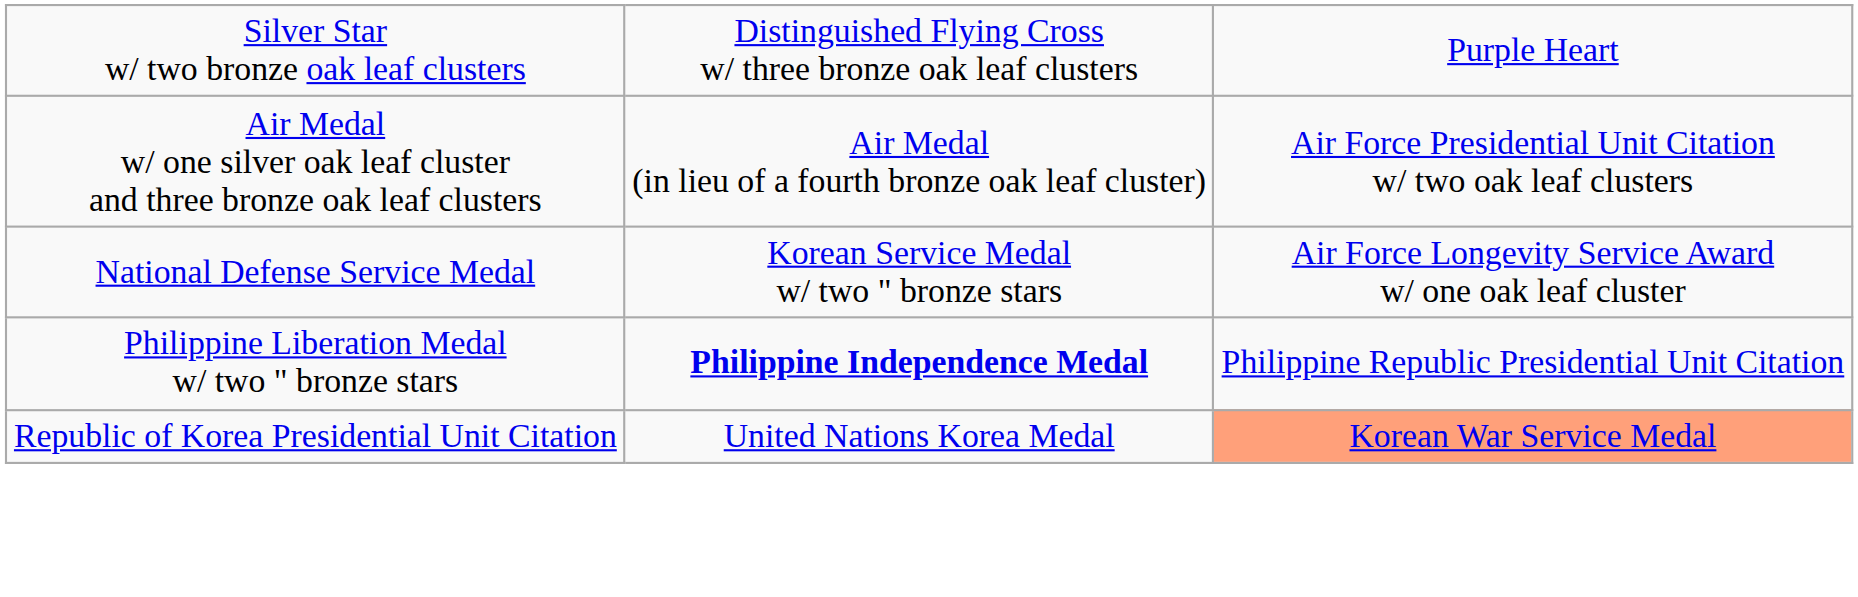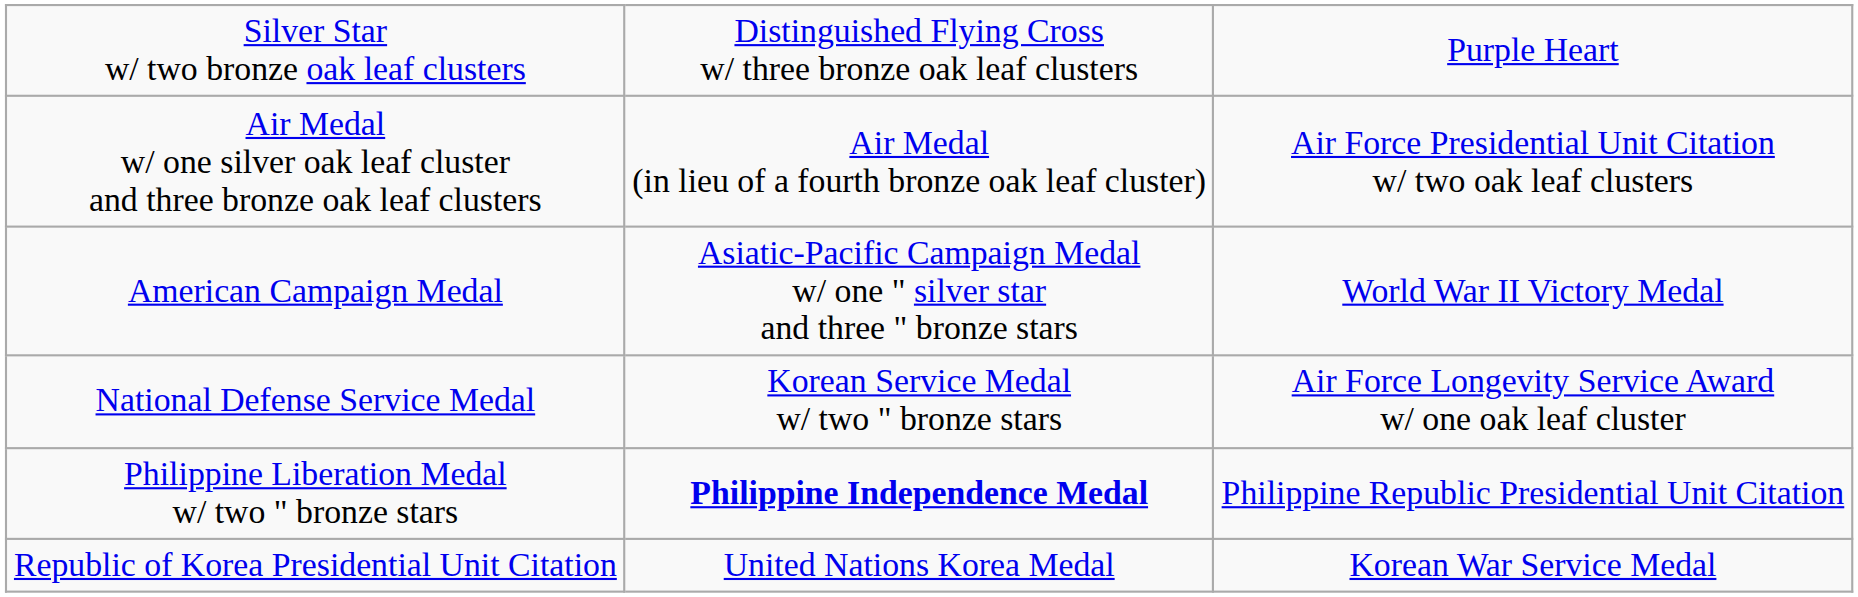+ row: (315, 290)
(1533, 435) lightsalmon background -> (1533, 564) no background
